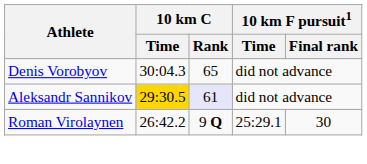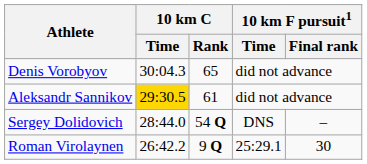(211, 97) lavender background -> (211, 97) no background
+ row: (65, 122)
